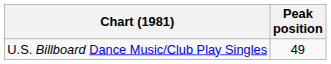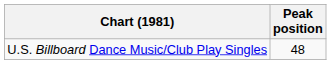(298, 49) 49 -> (298, 49) 48
